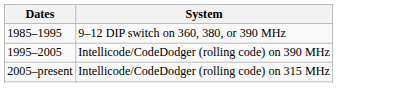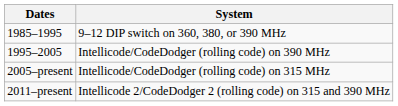+ row: (40, 91)
